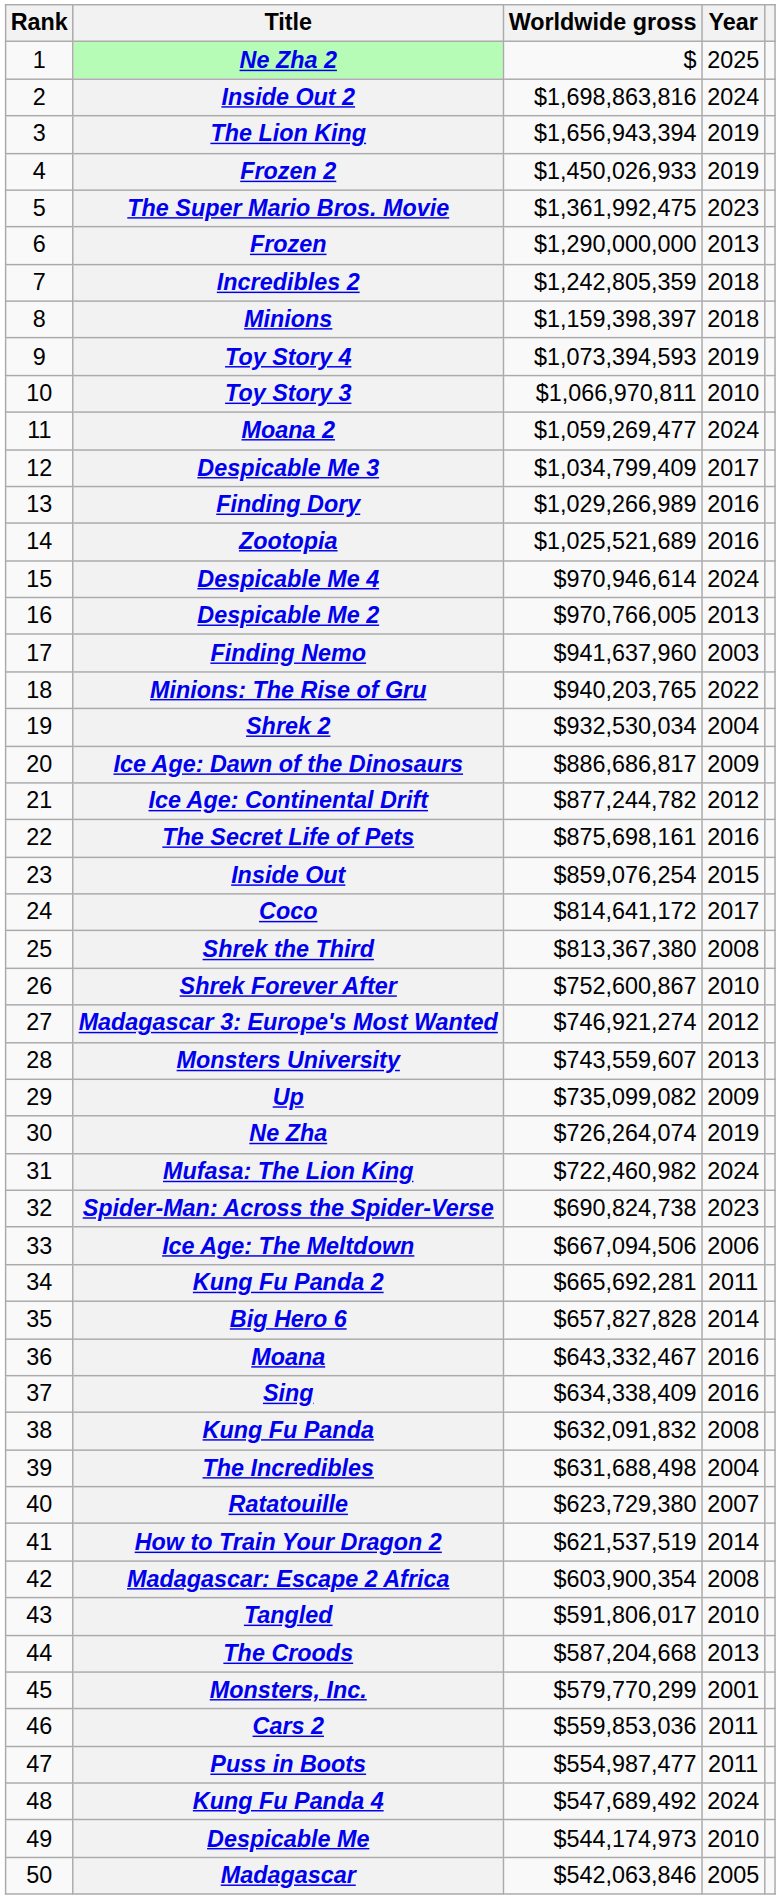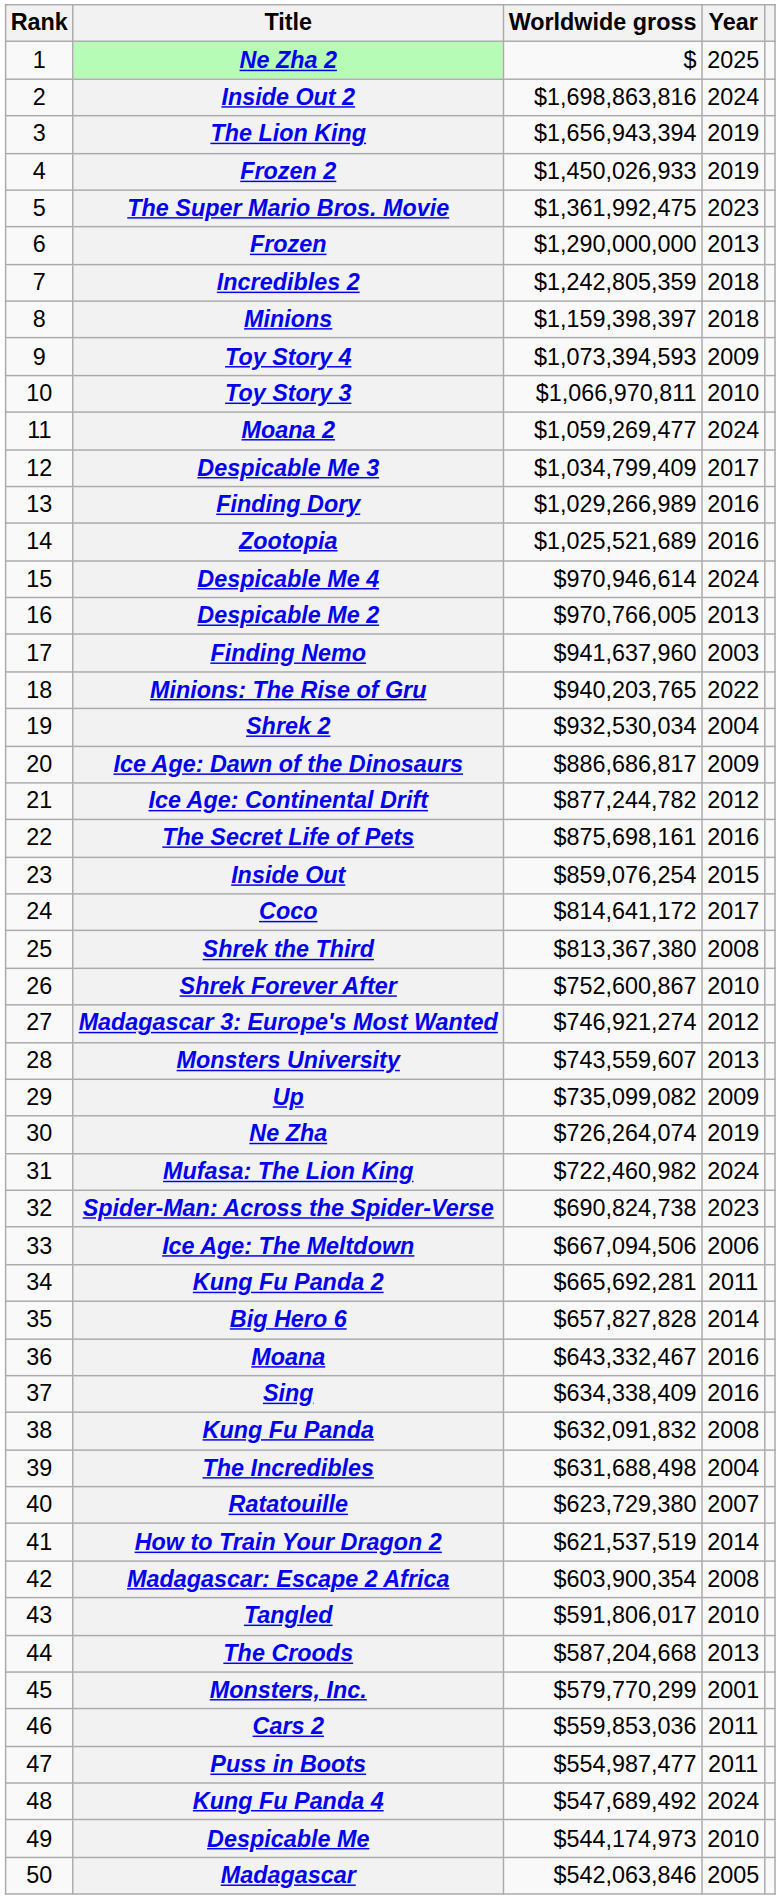(733, 356) 2019 -> (733, 356) 2009
